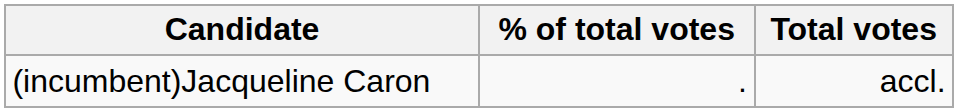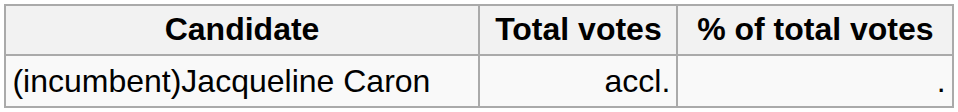columns swapped: (854, 29) <-> (617, 29)
